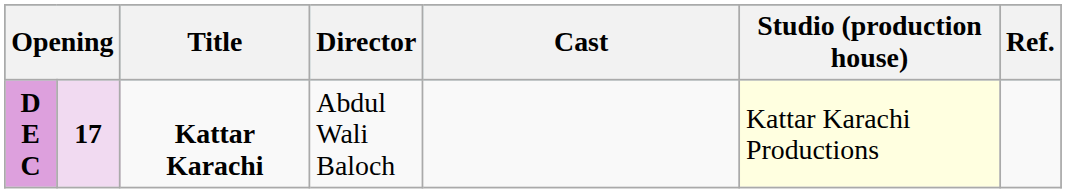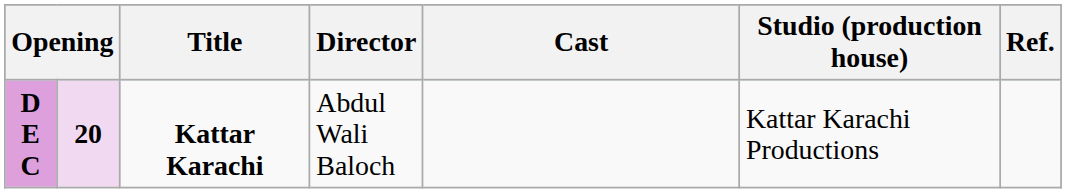(88, 133) 17 -> (88, 133) 20
(828, 133) lightyellow background -> (828, 133) no background
